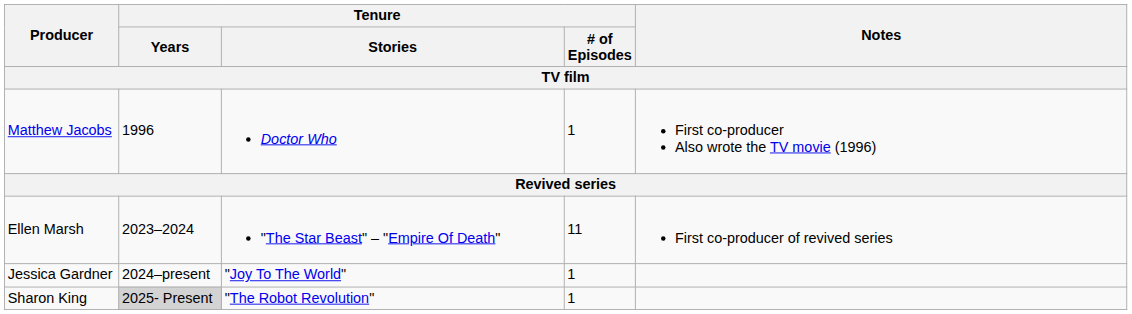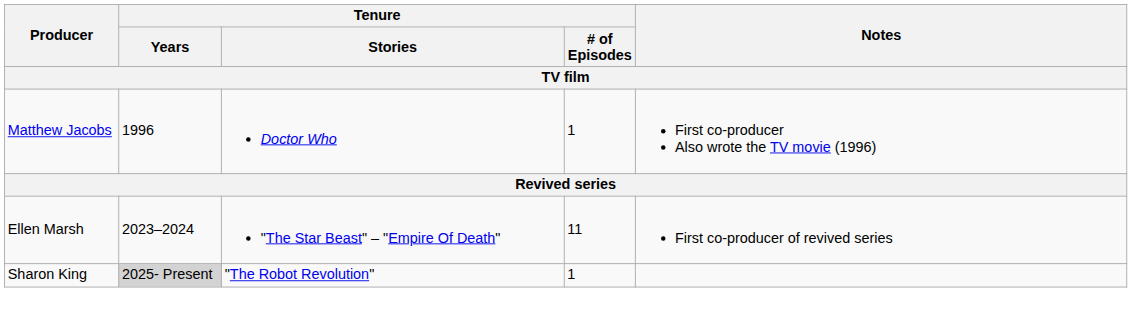- row: (60, 275)
